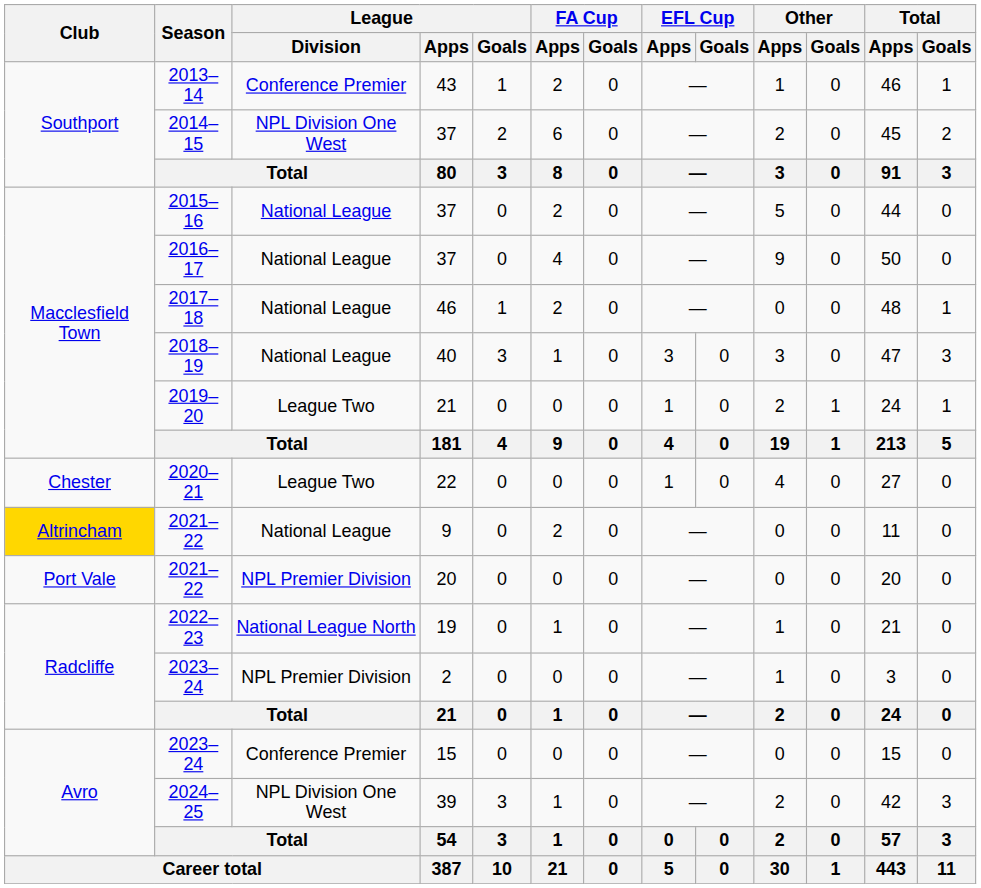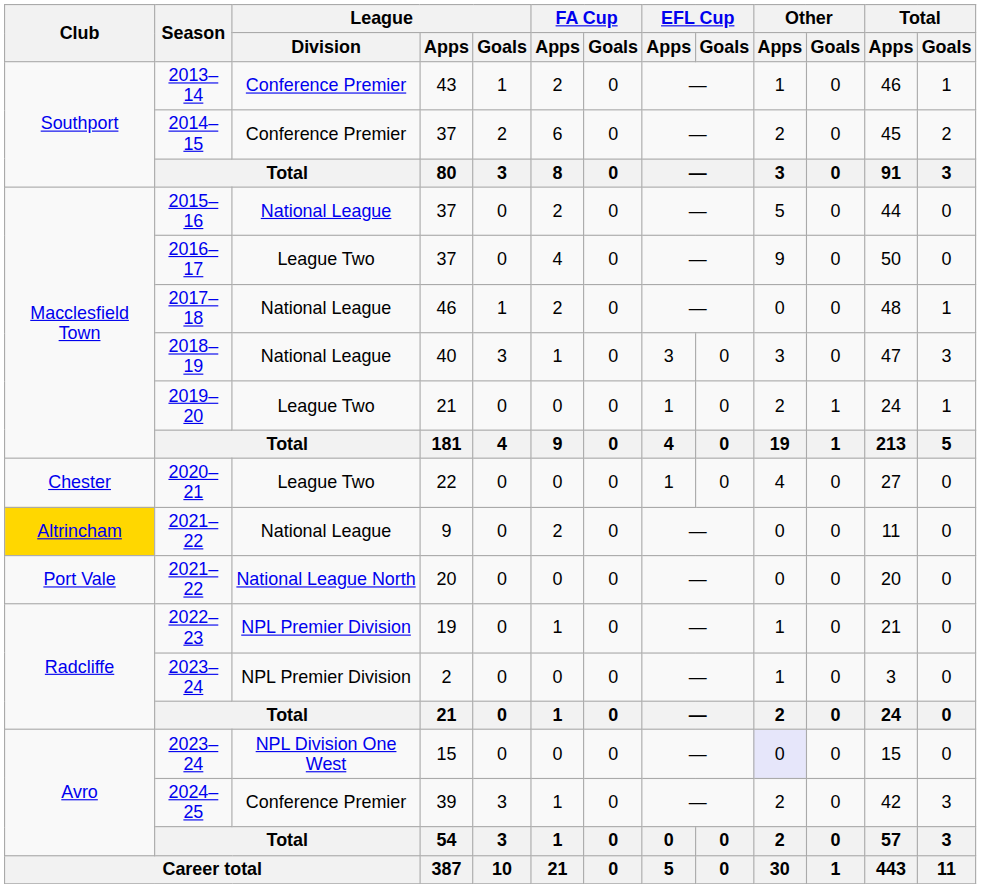(326, 134) NPL Division One West -> (326, 134) Conference Premier
(326, 259) National League -> (326, 259) League Two
(326, 579) NPL Premier Division -> (326, 579) National League North
(326, 628) National League North -> (326, 628) NPL Premier Division
(326, 753) Conference Premier -> (326, 753) NPL Division One West
(780, 753) no background -> (780, 753) lavender background
(326, 802) NPL Division One West -> (326, 802) Conference Premier
